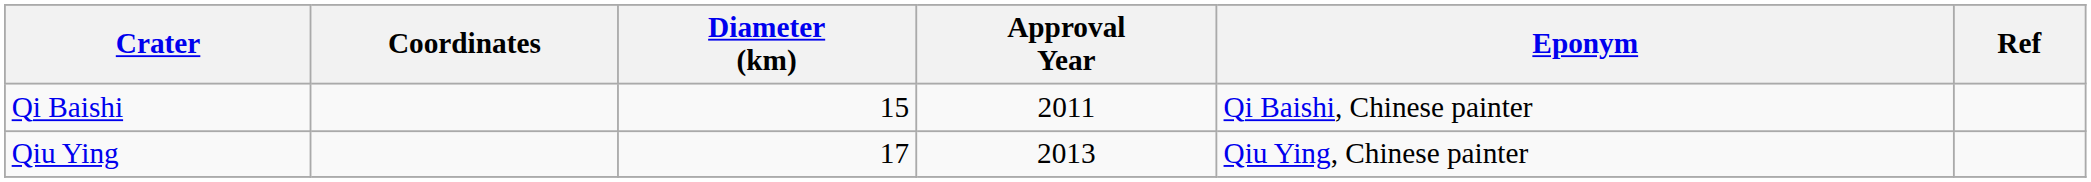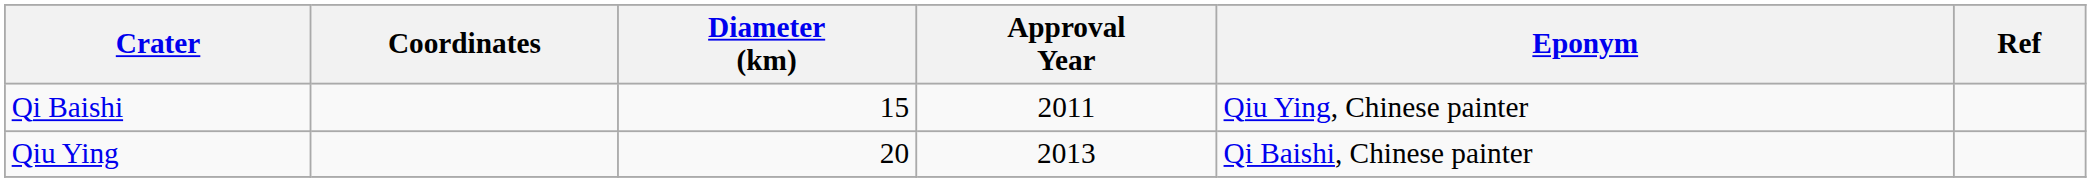(1378, 107) Qi Baishi, Chinese painter -> (1376, 107) Qiu Ying, Chinese painter
(894, 153) 17 -> (894, 153) 20
(1376, 153) Qiu Ying, Chinese painter -> (1378, 153) Qi Baishi, Chinese painter
